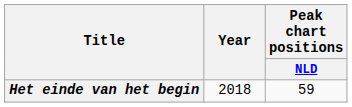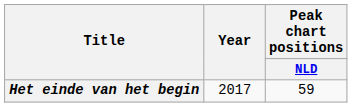(235, 91) 2018 -> (235, 91) 2017
